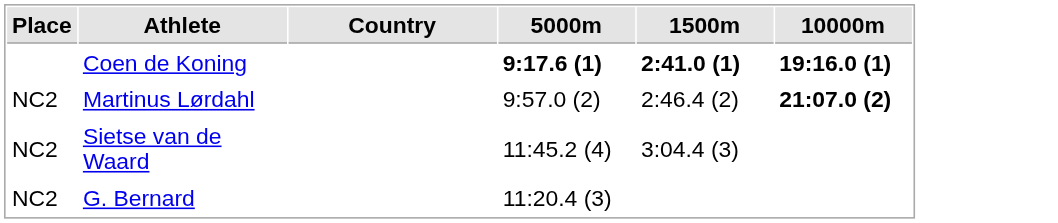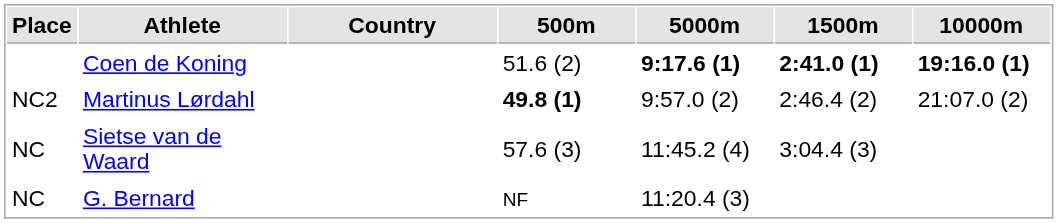+ column: (566, 25)
(835, 99) bold -> (973, 99) normal
(35, 149) NC2 -> (28, 149) NC
(35, 198) NC2 -> (28, 198) NC
